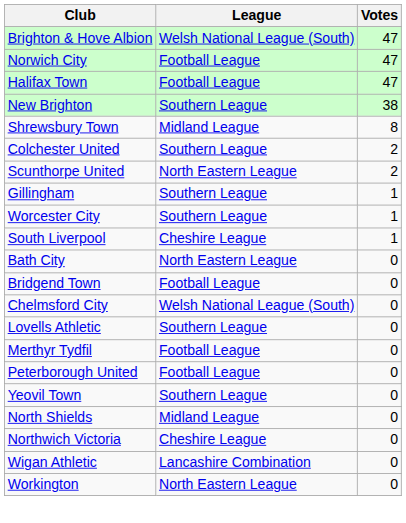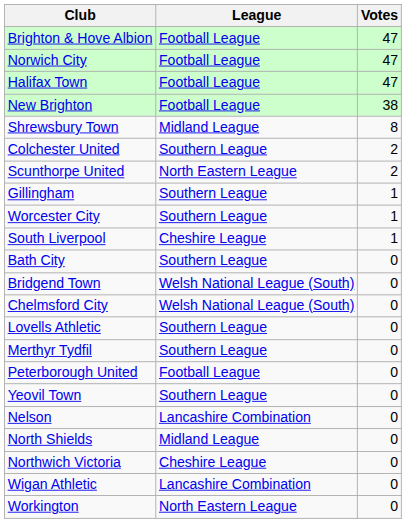(257, 37) Welsh National League (South) -> (209, 37) Football League
(213, 104) Southern League -> (209, 104) Football League
(228, 261) North Eastern League -> (213, 261) Southern League
(209, 283) Football League -> (257, 283) Welsh National League (South)
(209, 350) Football League -> (213, 350) Southern League
+ row: (30, 417)
